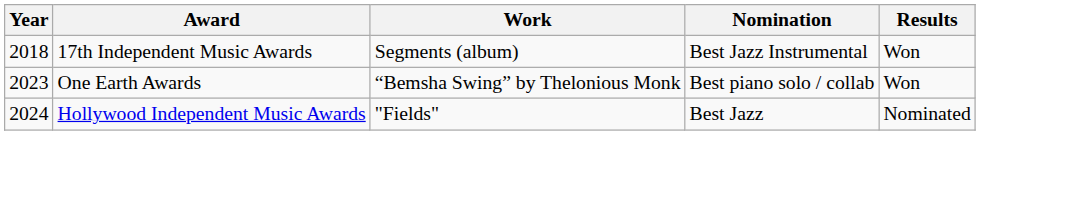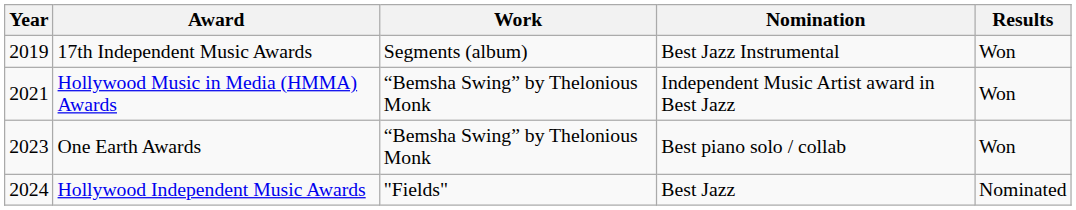(29, 51) 2018 -> (29, 51) 2019
+ row: (207, 93)
